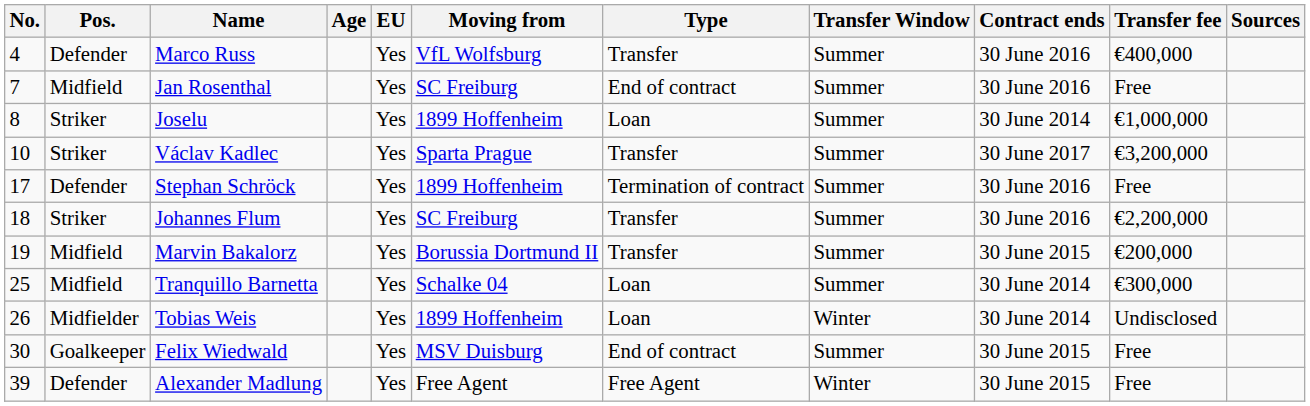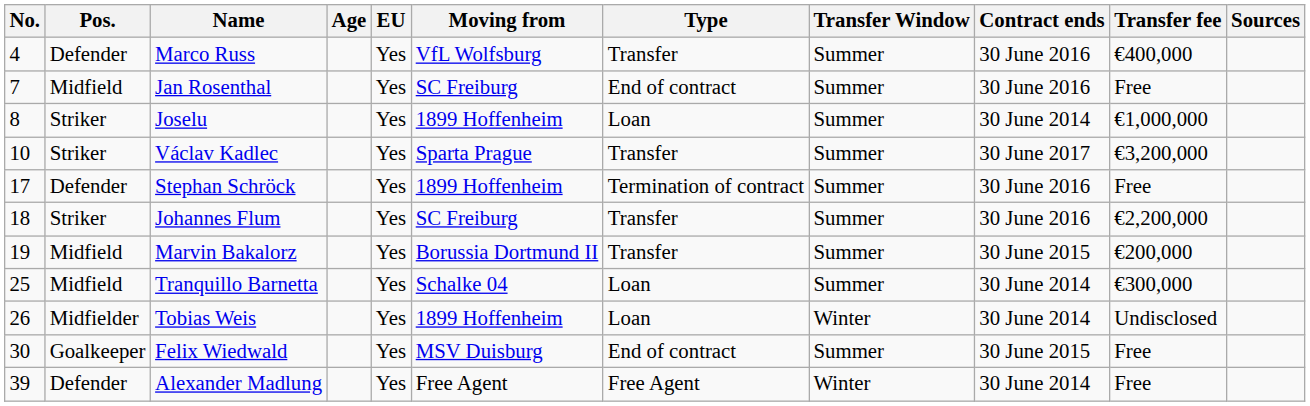(1035, 383) 30 June 2015 -> (1035, 383) 30 June 2014
